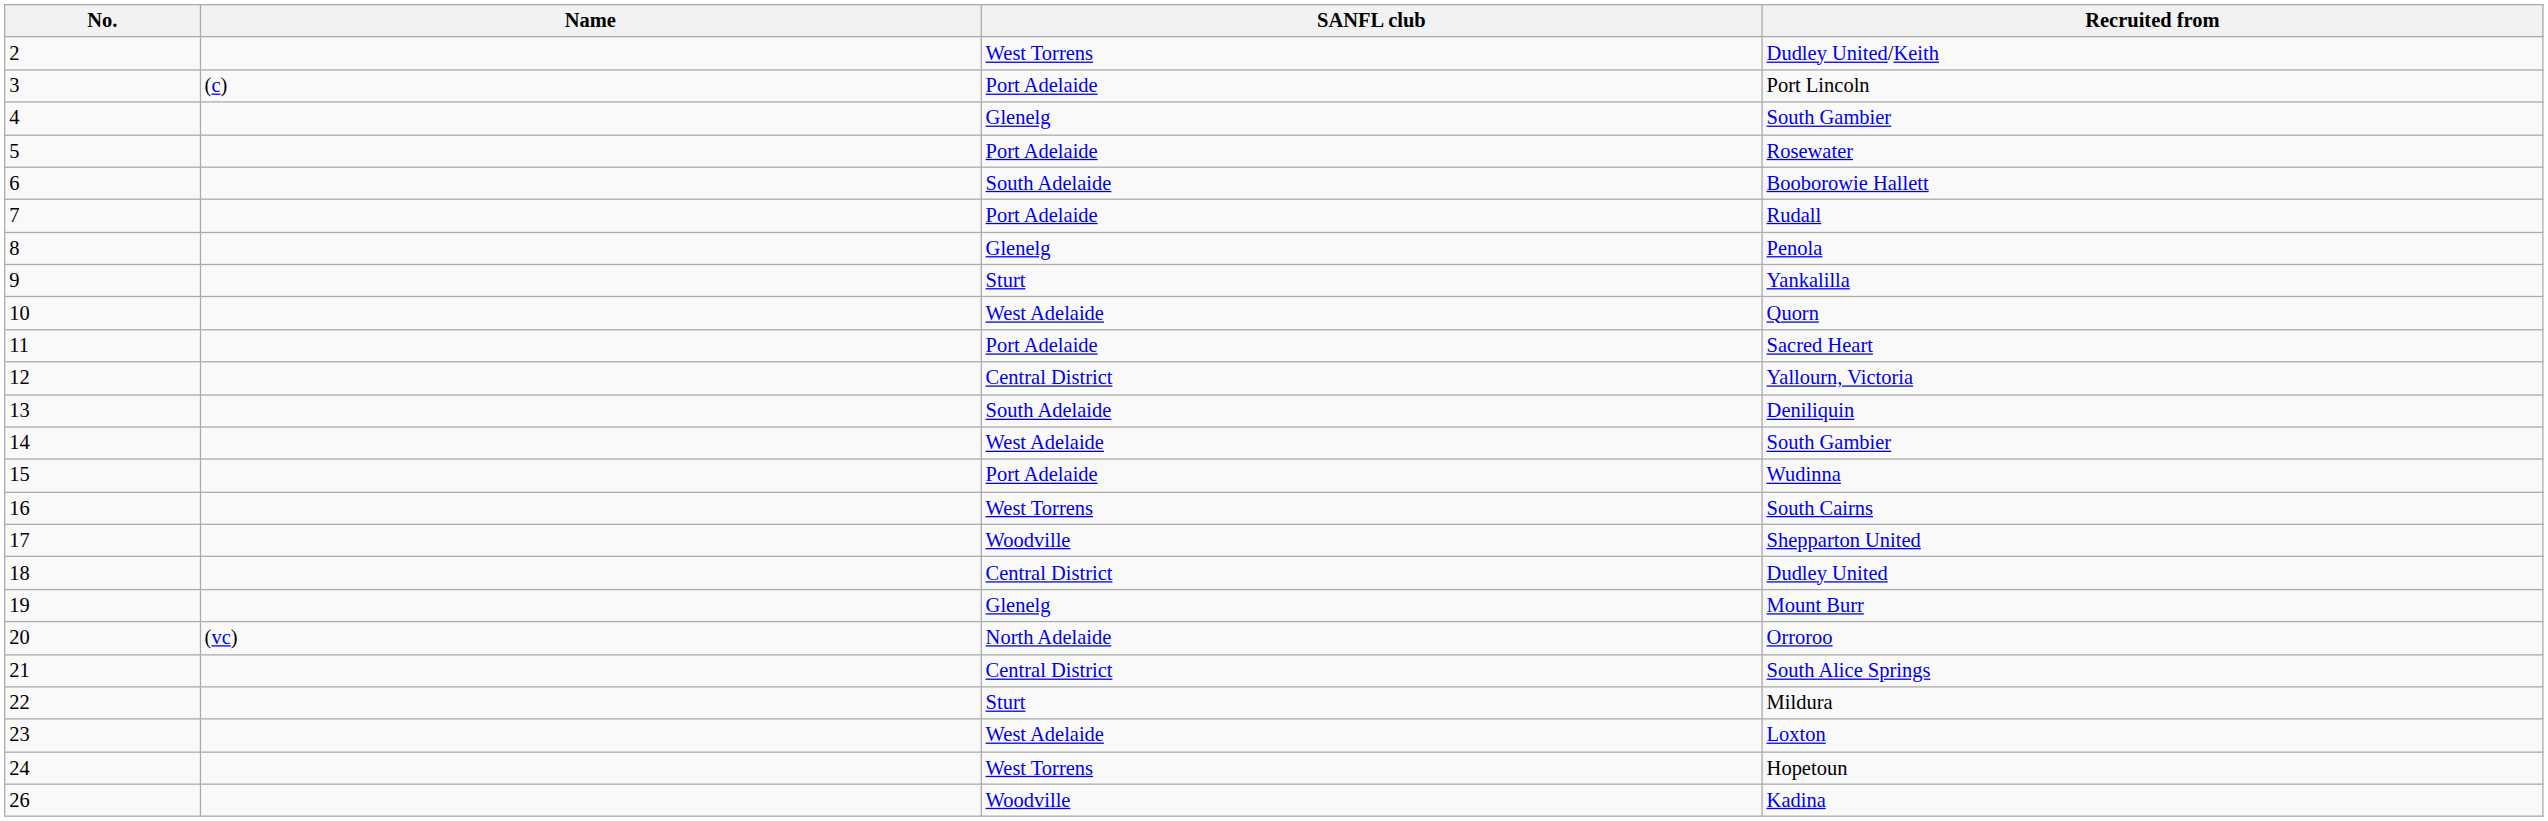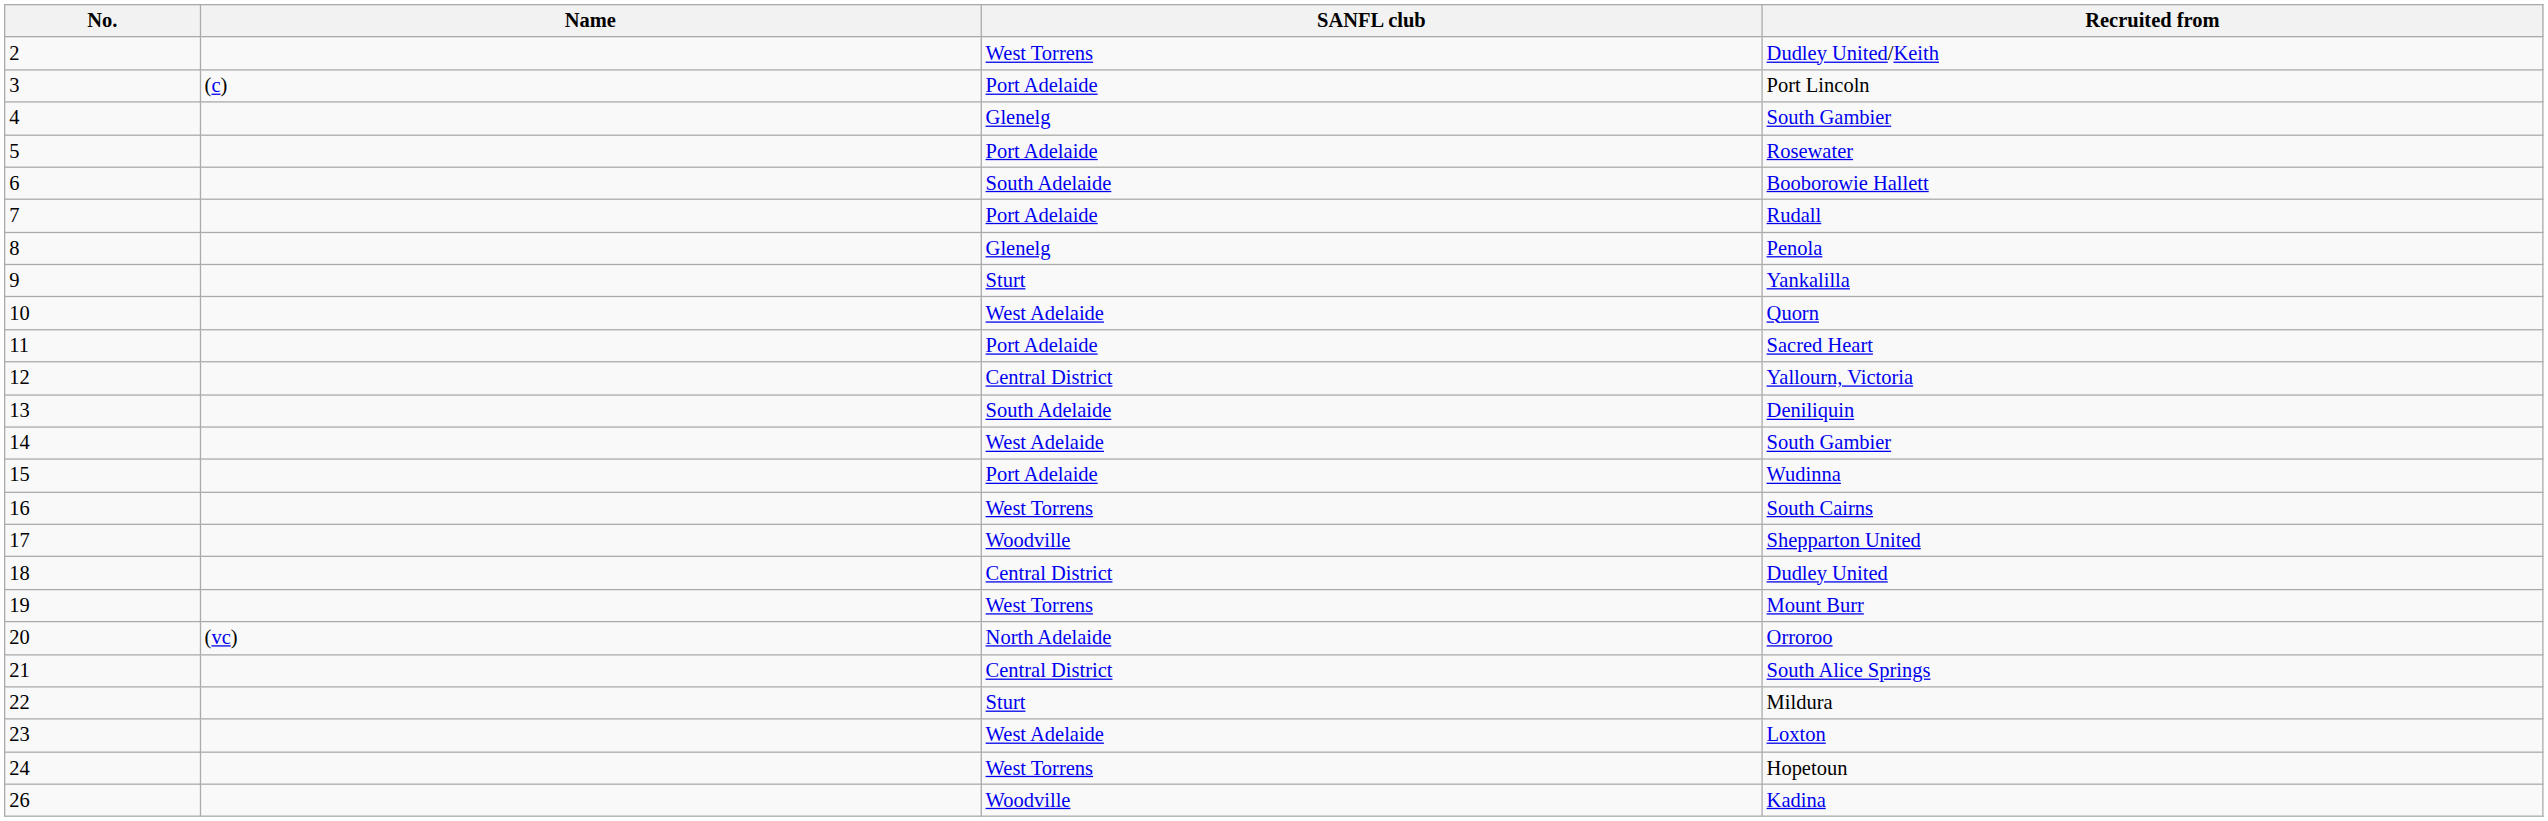(1018, 605) Glenelg -> (1039, 605) West Torrens
